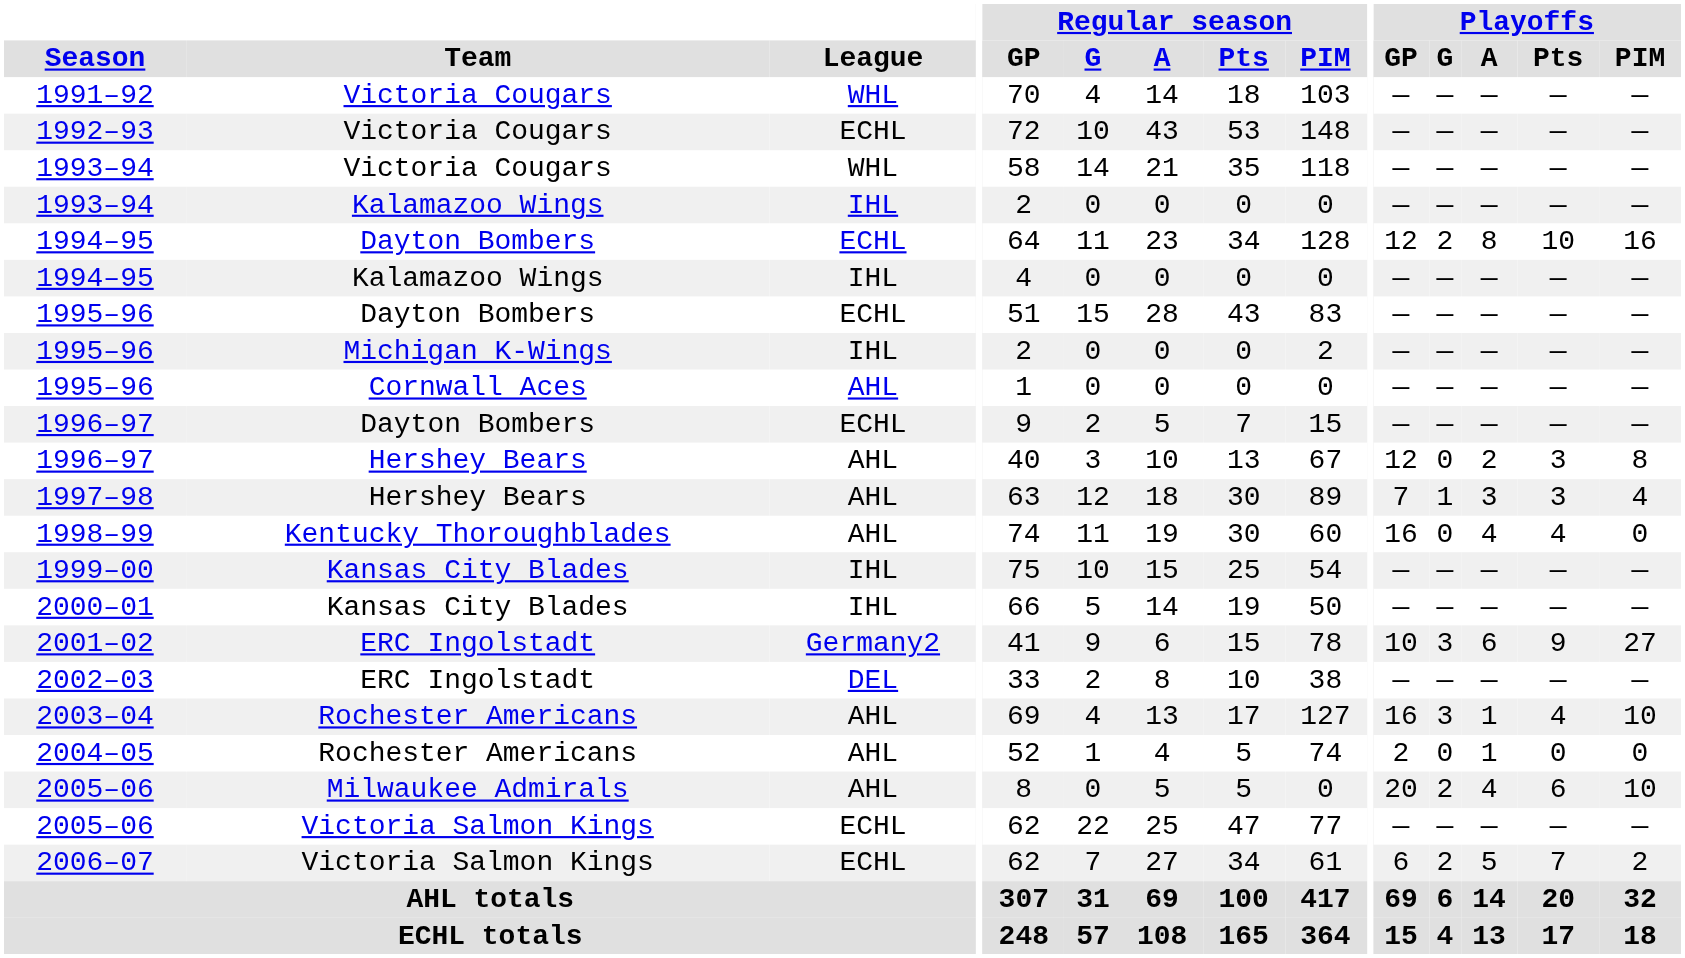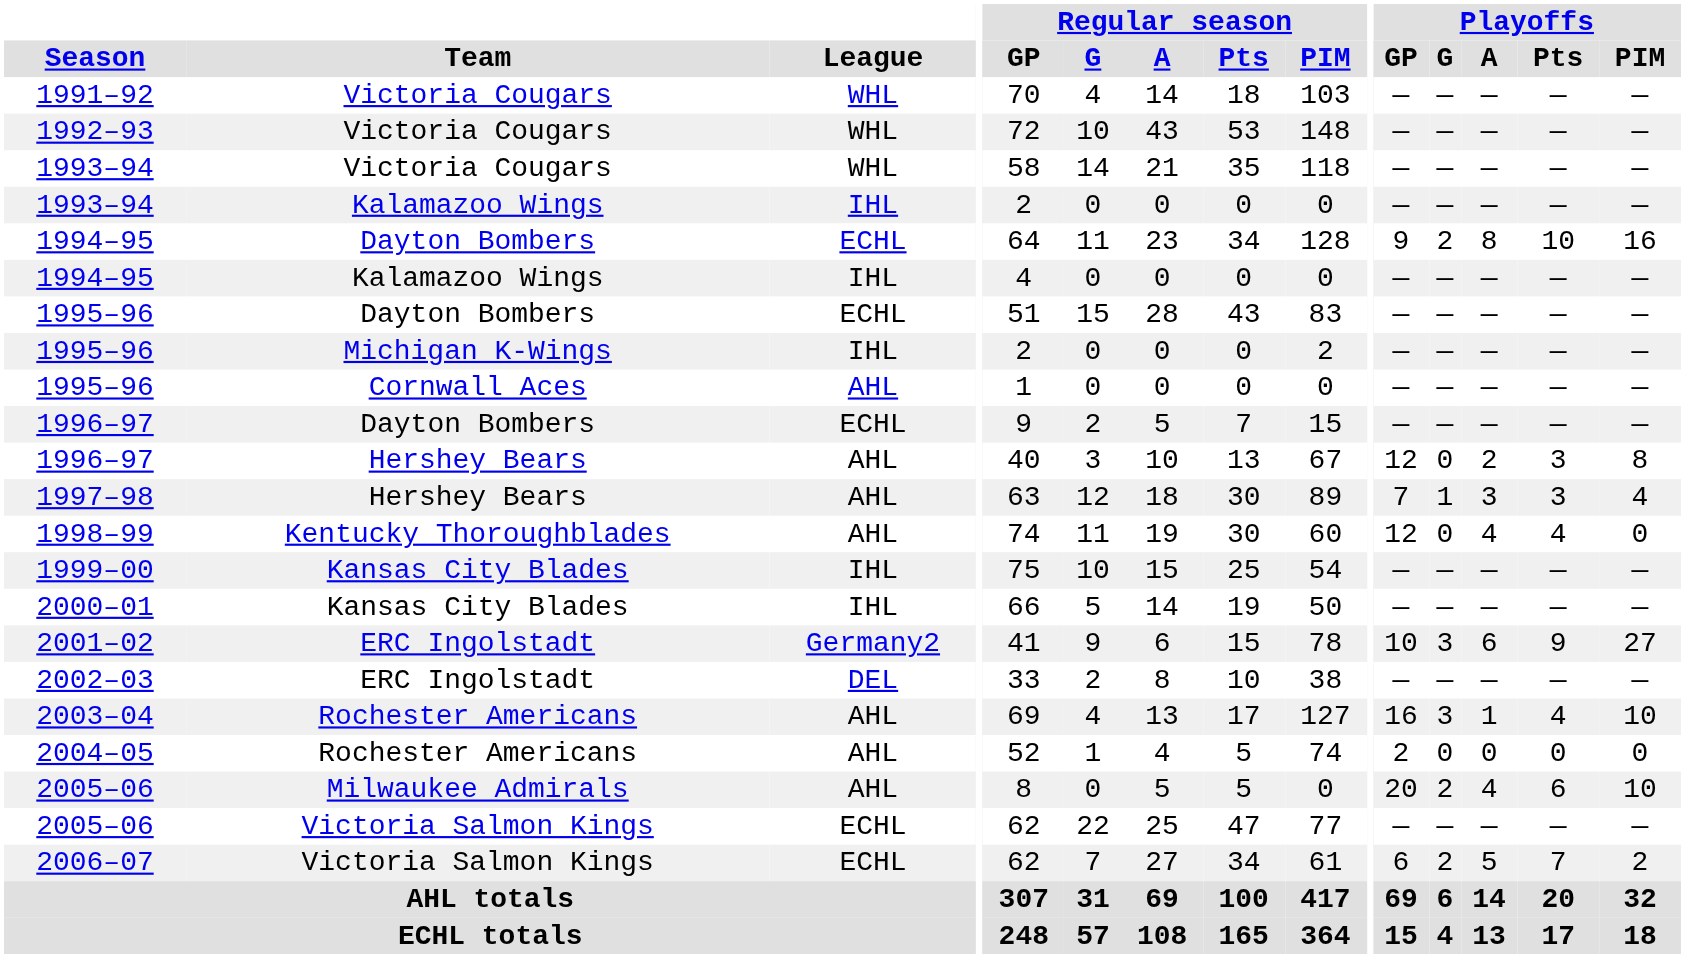(873, 132) ECHL -> (873, 132) WHL
(1401, 242) 12 -> (1401, 242) 9
(1401, 534) 16 -> (1401, 534) 12
(1489, 753) 1 -> (1489, 753) 0
